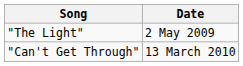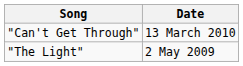rows swapped: (46, 33) <-> (73, 52)
